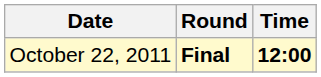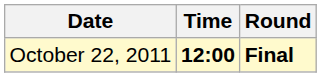columns swapped: (285, 21) <-> (214, 21)
